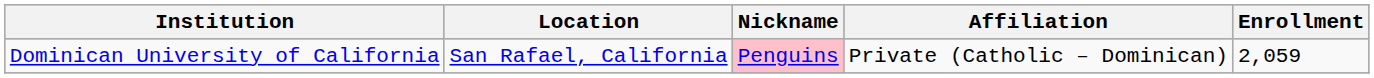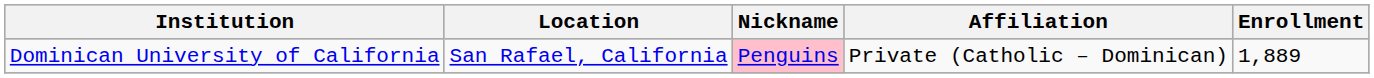(1270, 56) 2,059 -> (1270, 56) 1,889
